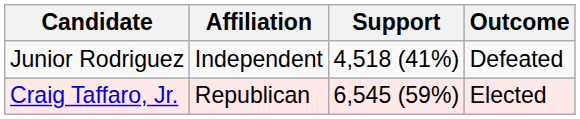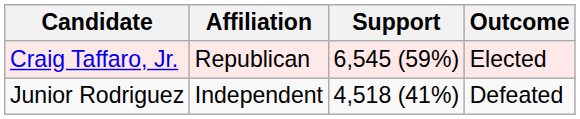rows swapped: (94, 95) <-> (97, 59)
